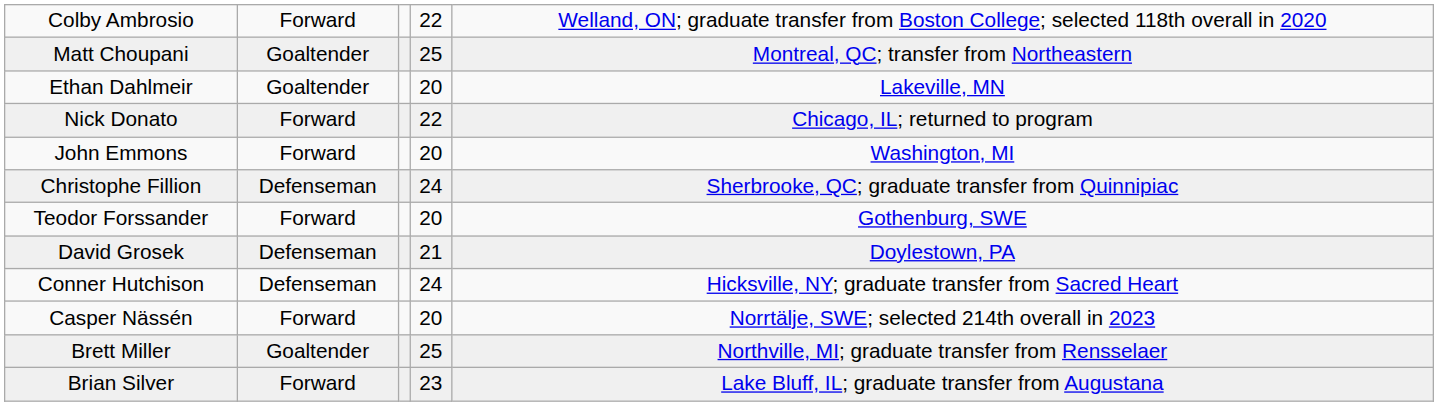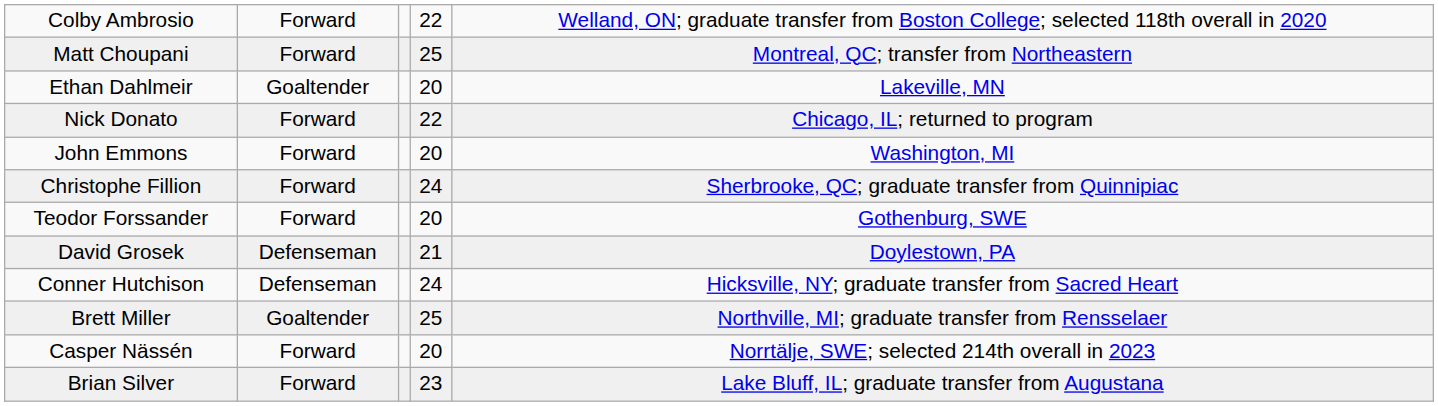(318, 53) Goaltender -> (318, 53) Forward
(318, 185) Defenseman -> (318, 185) Forward
rows swapped: (121, 350) <-> (121, 317)
